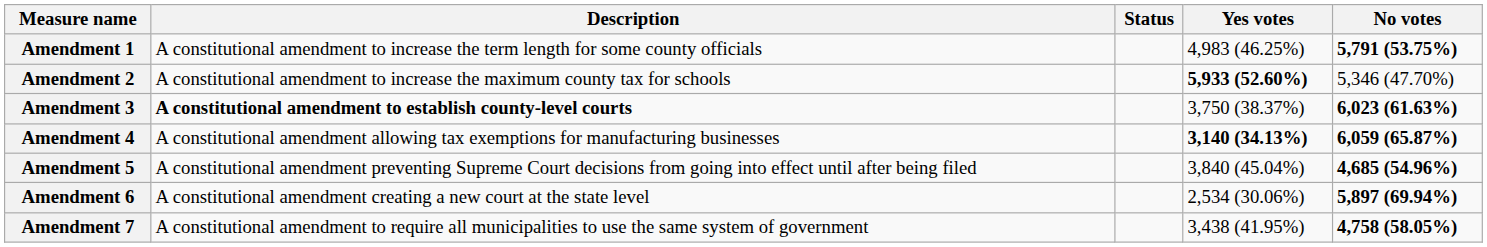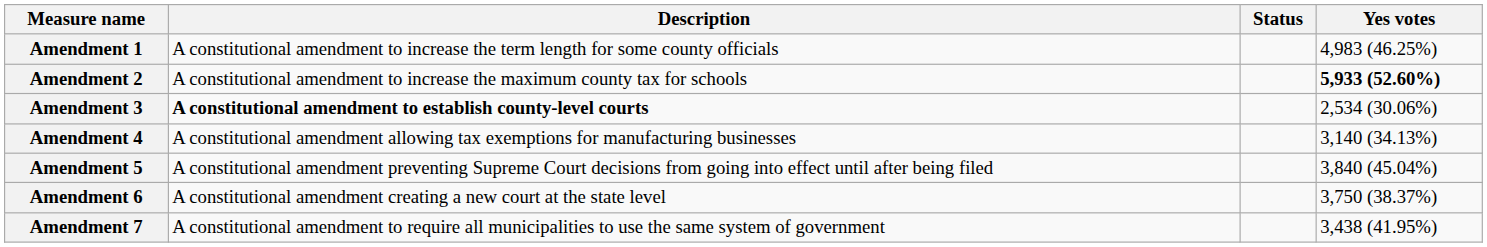- column: (1408, 19)
(1246, 108) 3,750 (38.37%) -> (1379, 108) 2,534 (30.06%)
(1248, 138) bold -> (1379, 138) normal
(1246, 197) 2,534 (30.06%) -> (1379, 197) 3,750 (38.37%)
